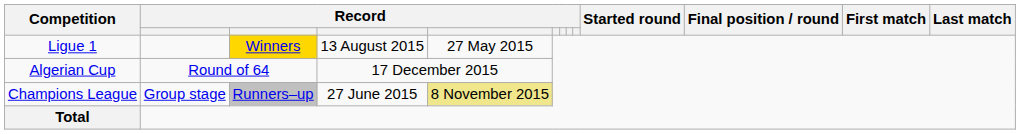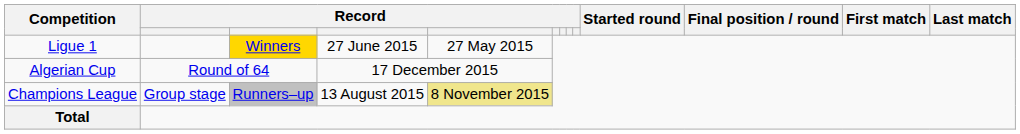(372, 46) 13 August 2015 -> (372, 46) 27 June 2015
(372, 93) 27 June 2015 -> (372, 93) 13 August 2015
